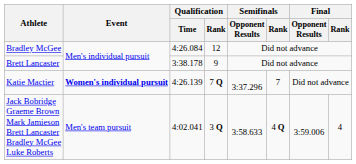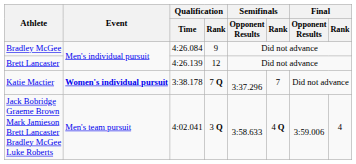(216, 49) 12 -> (216, 49) 9
(187, 63) 3:38.178 -> (187, 63) 4:26.139
(216, 63) 9 -> (216, 63) 12
(187, 82) 4:26.139 -> (187, 82) 3:38.178
